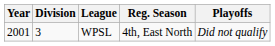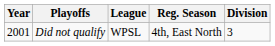columns swapped: (56, 13) <-> (232, 13)
